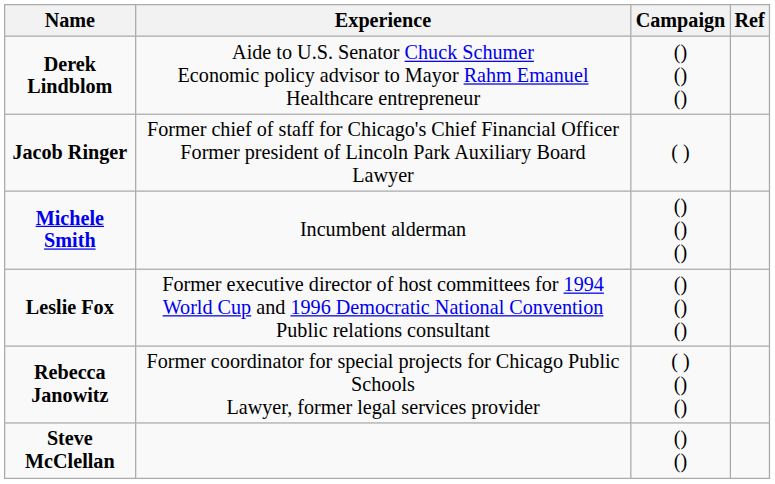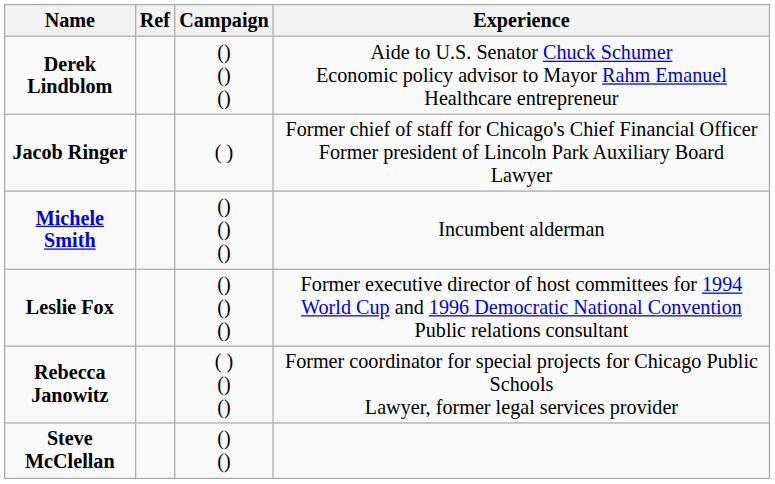columns swapped: (383, 20) <-> (750, 20)
